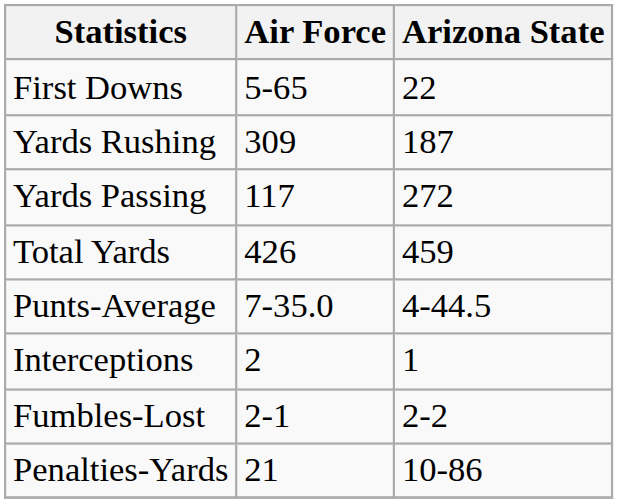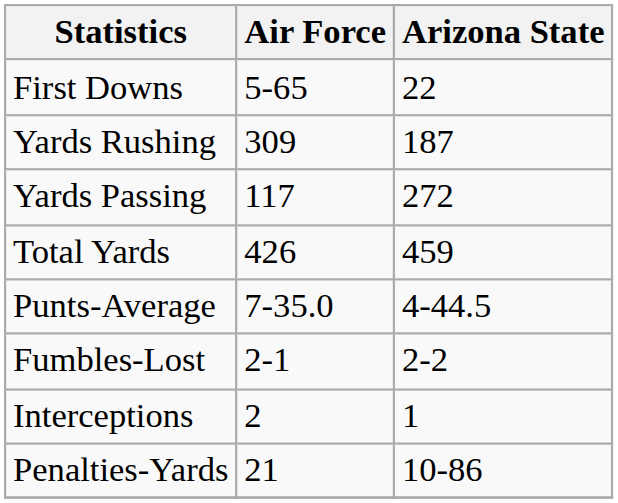rows swapped: (109, 415) <-> (103, 360)
